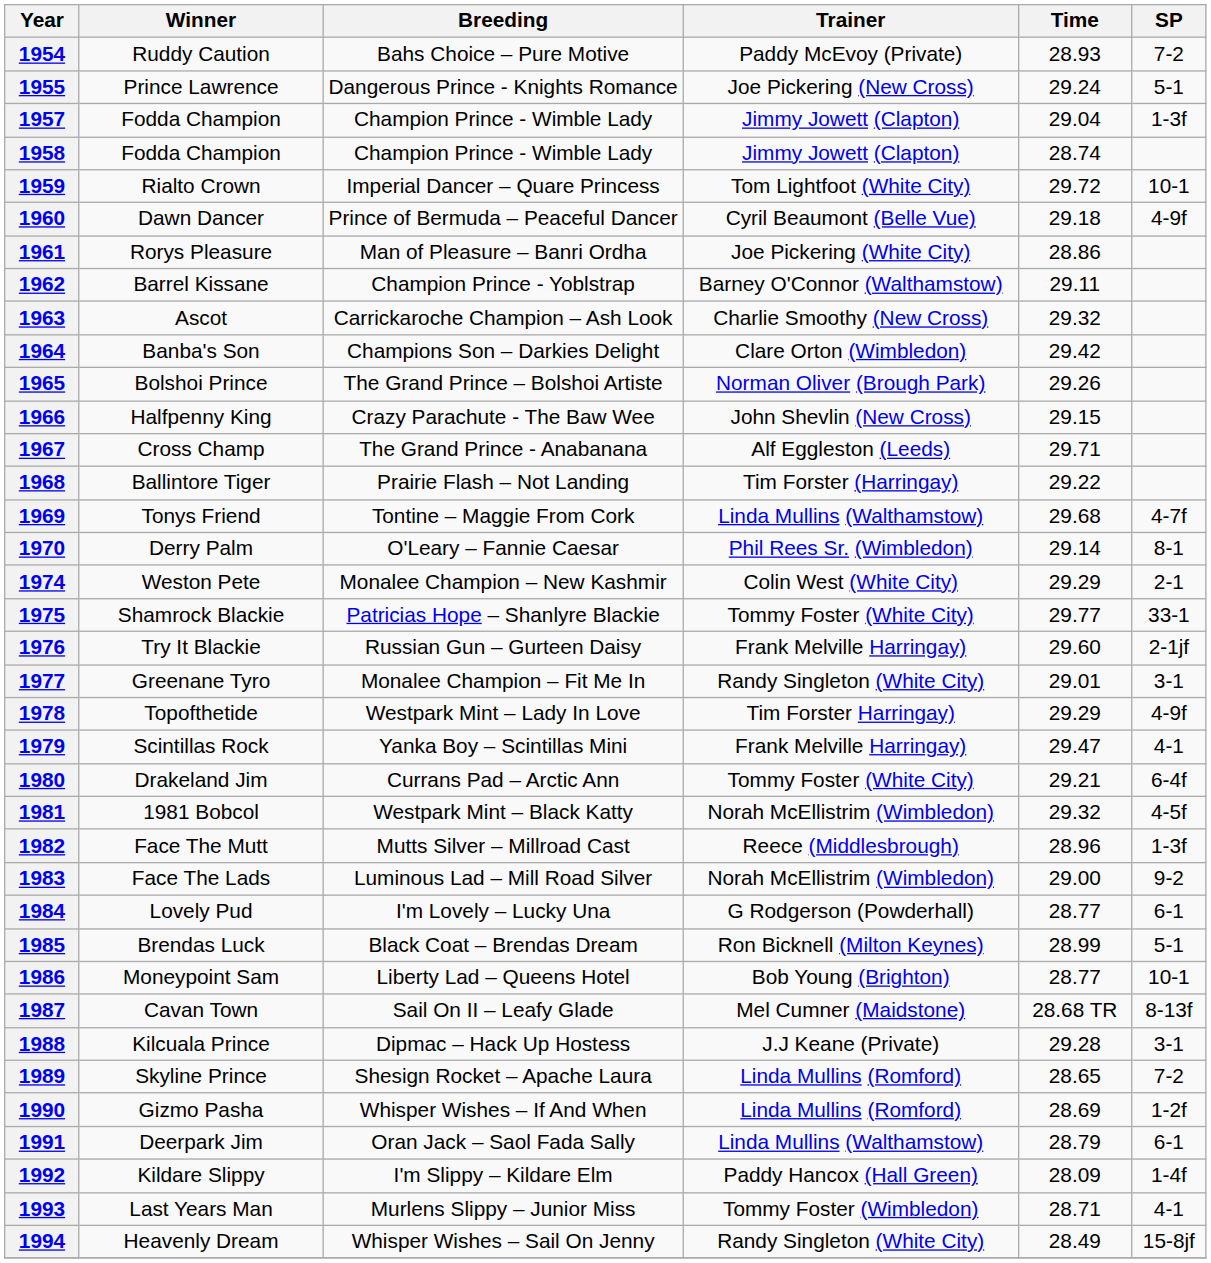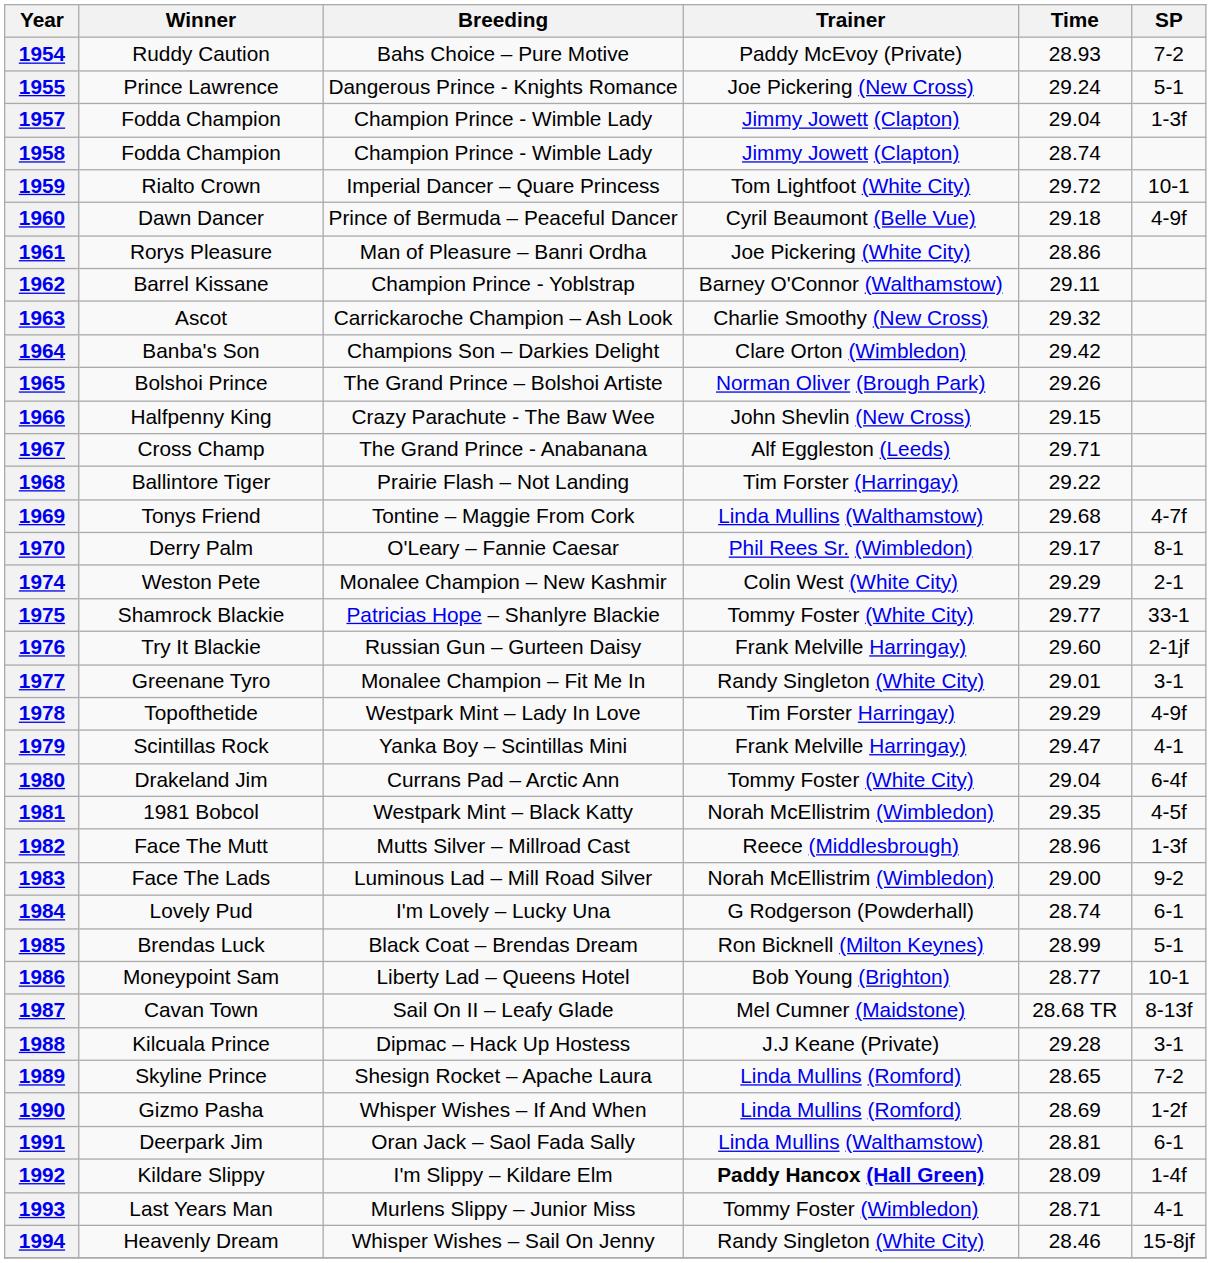(1075, 548) 29.14 -> (1075, 548) 29.17
(1075, 779) 29.21 -> (1075, 779) 29.04
(1075, 812) 29.32 -> (1075, 812) 29.35
(1075, 911) 28.77 -> (1075, 911) 28.74
(1075, 1142) 28.79 -> (1075, 1142) 28.81
(851, 1175) normal -> (851, 1175) bold
(1075, 1241) 28.49 -> (1075, 1241) 28.46
